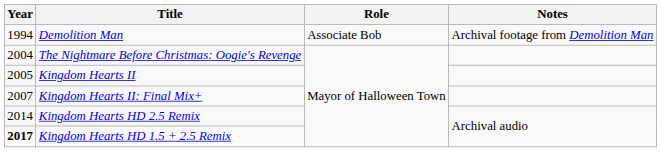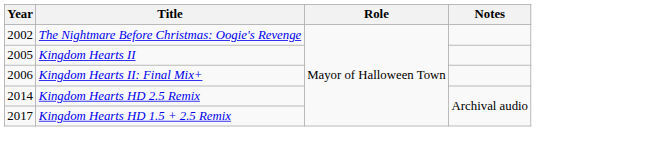- row: (81, 34)
(20, 55) 2004 -> (20, 34) 2002
(20, 95) 2007 -> (20, 75) 2006
(20, 136) bold -> (20, 116) normal
